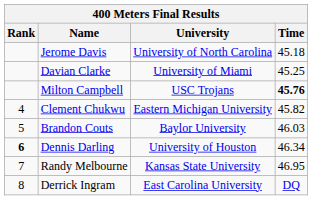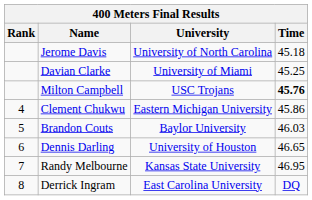(291, 109) 45.82 -> (291, 109) 45.86
(21, 147) bold -> (21, 147) normal
(291, 147) 46.34 -> (291, 147) 46.65
